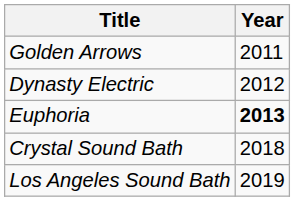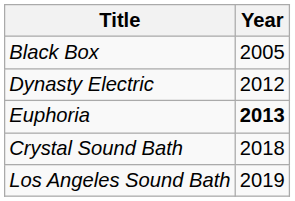+ row: (54, 52)
- row: (76, 52)
